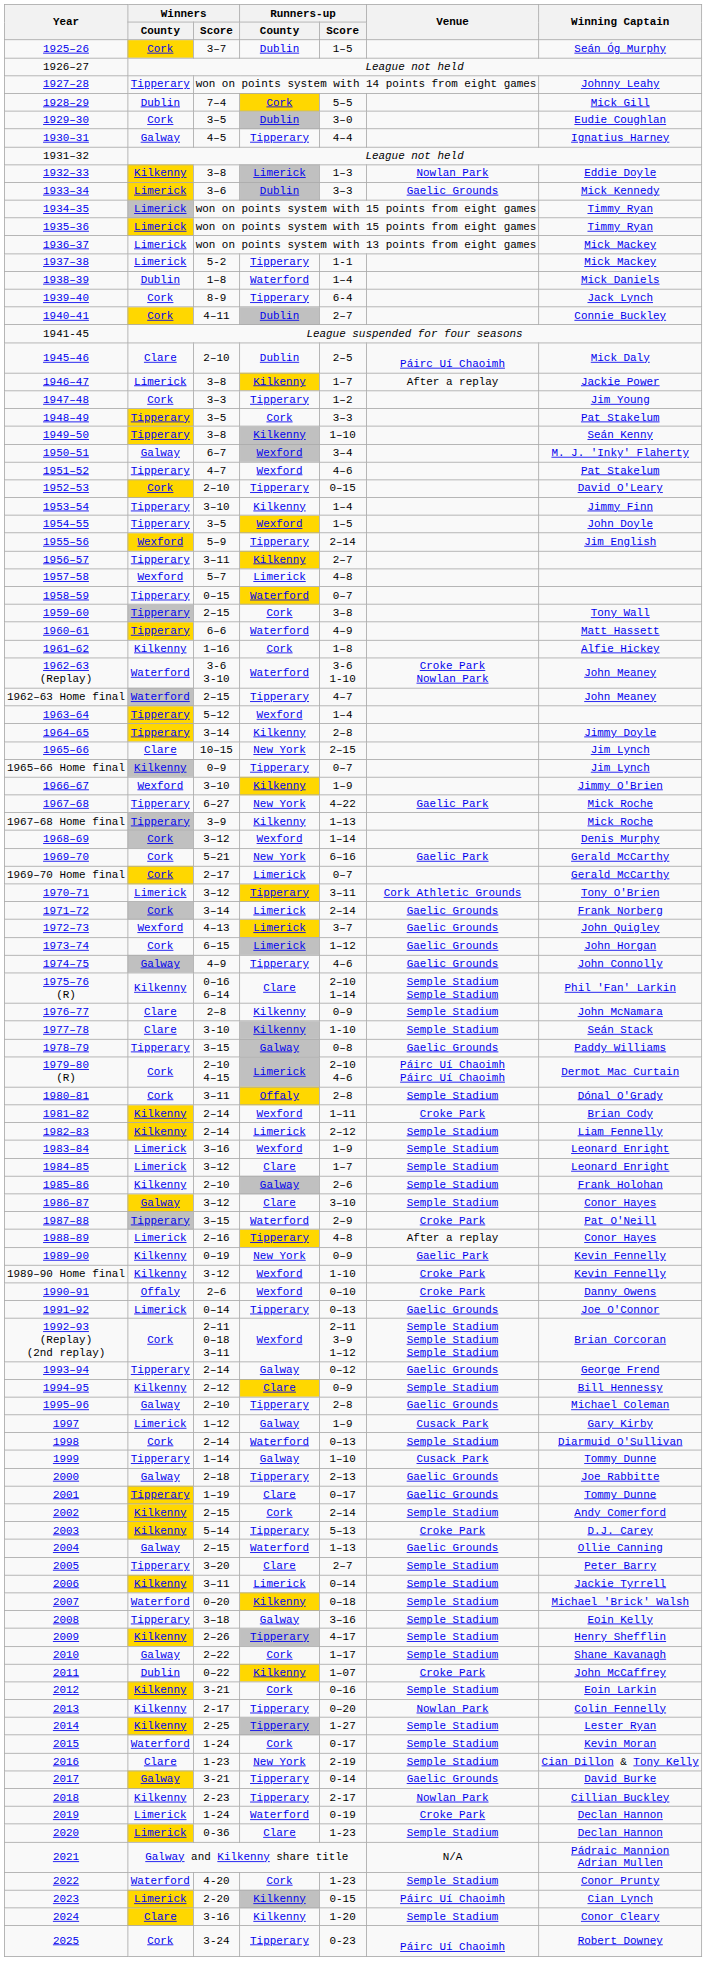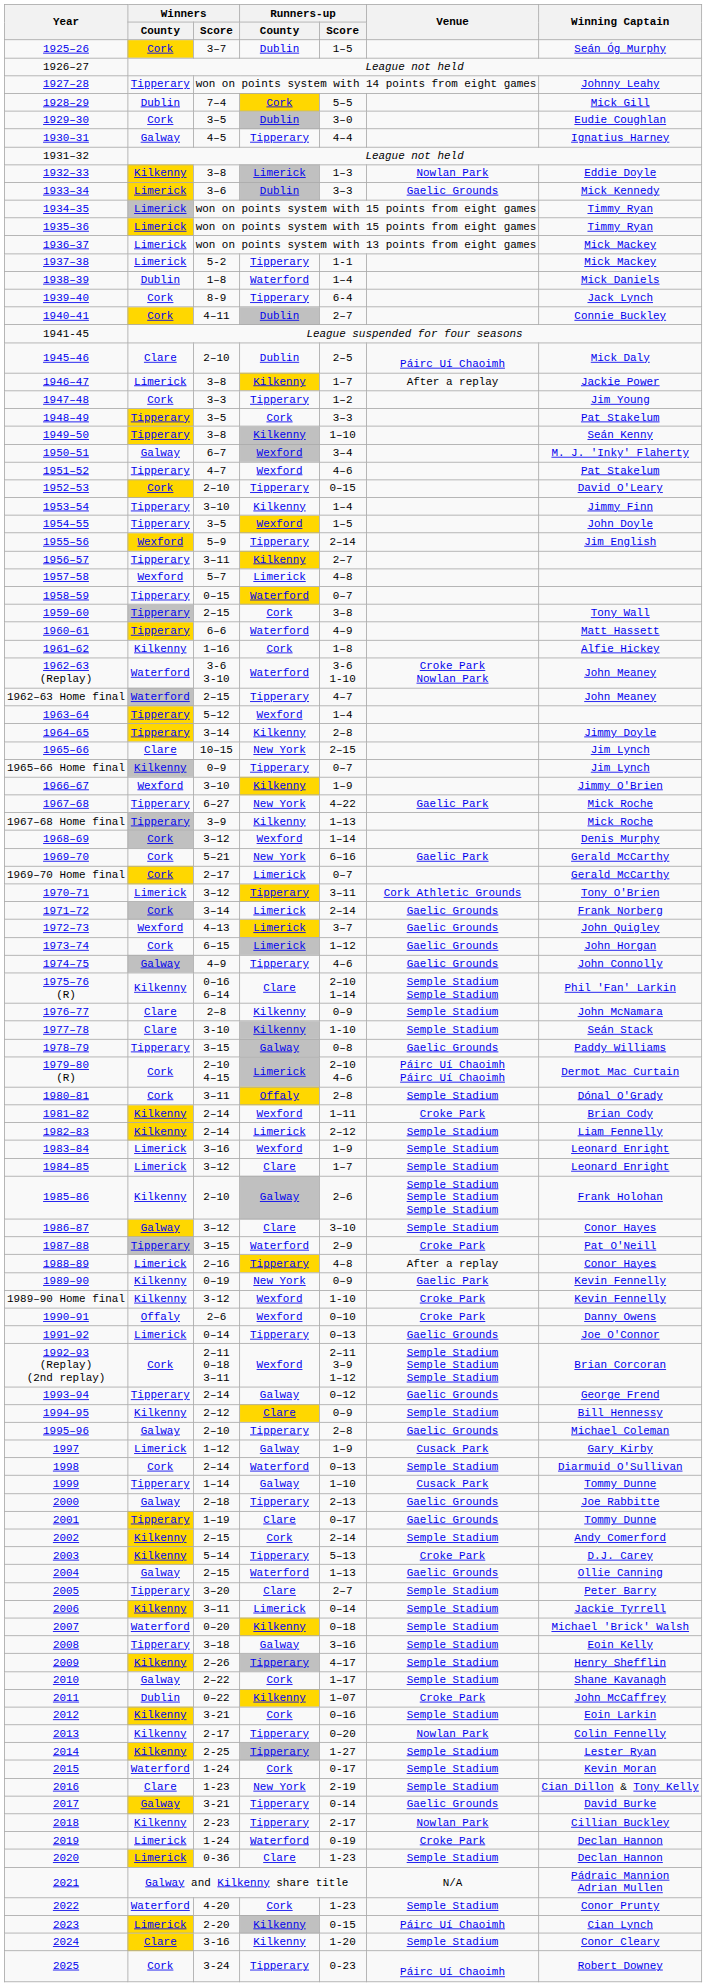(453, 1185) Semple Stadium -> (453, 1198) Semple Stadium Semple Stadium Semple Stadium
